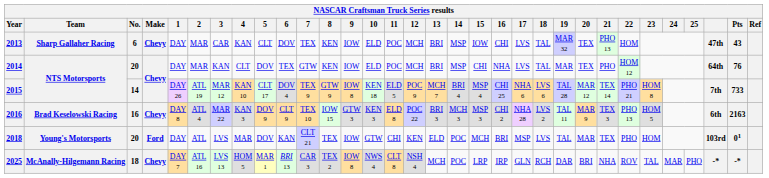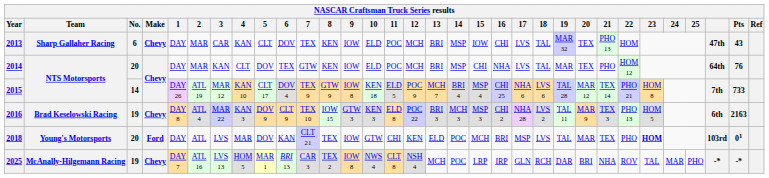(135, 114) 16 -> (135, 114) 19
(651, 138) normal -> (652, 138) bold
(135, 161) 18 -> (135, 161) 19
